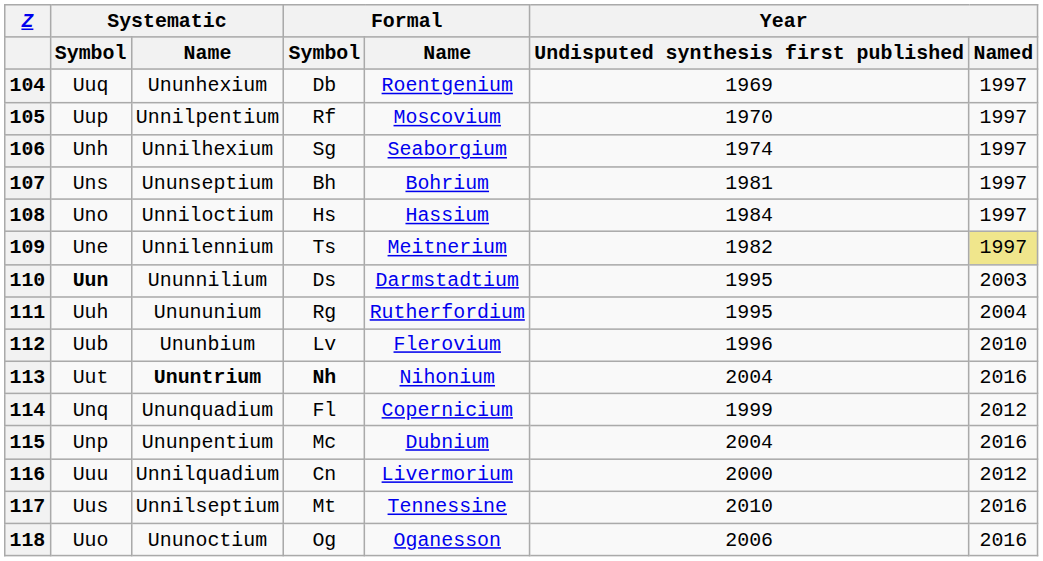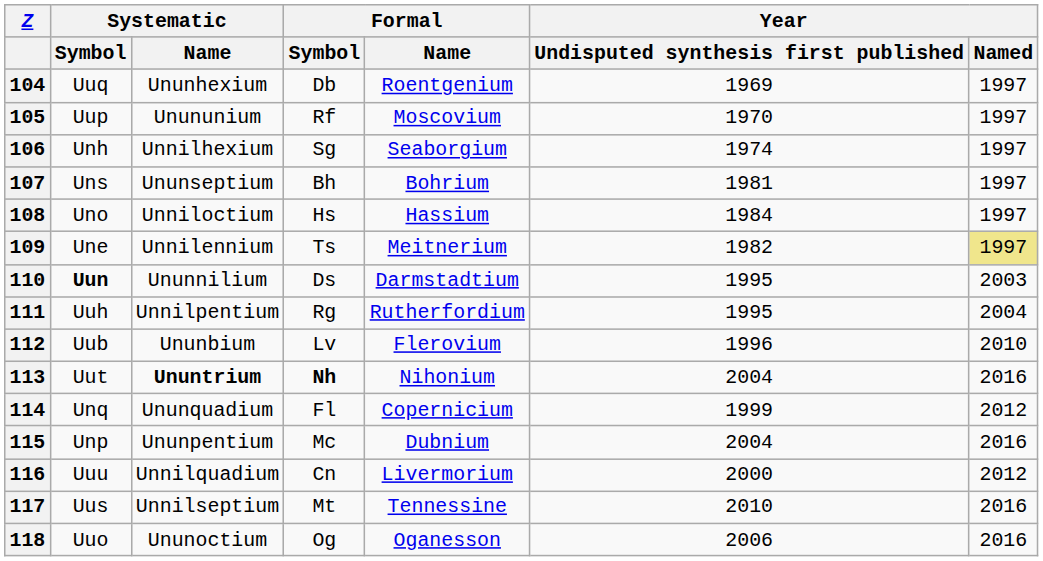(207, 118) Unnilpentium -> (207, 118) Unununium
(207, 313) Unununium -> (207, 313) Unnilpentium
